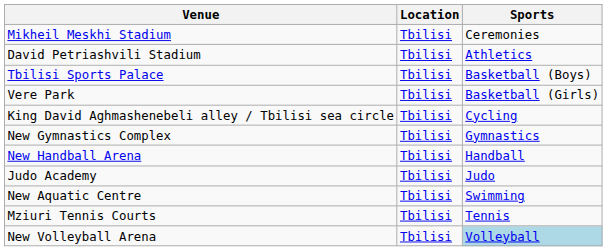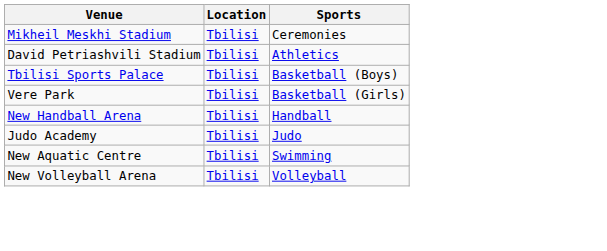- row: (201, 115)
- row: (89, 135)
- row: (82, 216)
(502, 236) lightblue background -> (309, 176) no background
